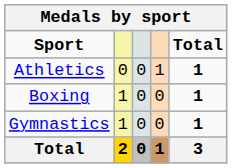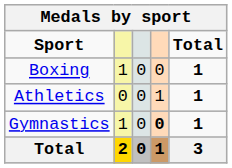rows swapped: (59, 71) <-> (59, 97)
(160, 124) normal -> (160, 124) bold
